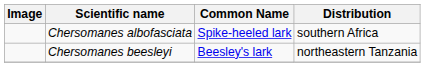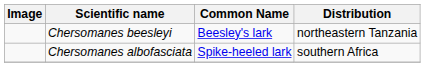rows swapped: (110, 52) <-> (120, 33)
